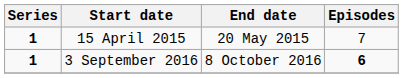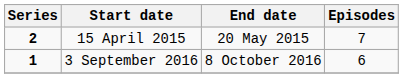(33, 39) 1 -> (33, 39) 2
(362, 61) bold -> (362, 61) normal
